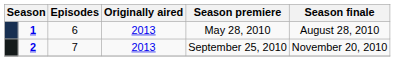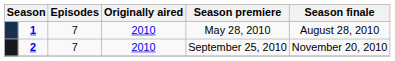(75, 30) 6 -> (75, 30) 7
(144, 30) 2013 -> (144, 30) 2010
(144, 47) 2013 -> (144, 47) 2010
